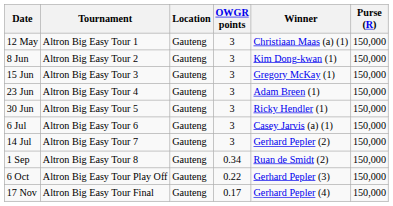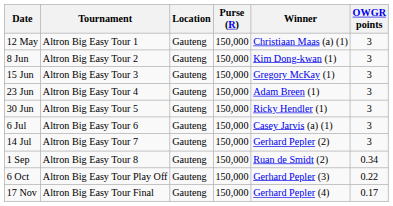columns swapped: (369, 19) <-> (232, 19)
